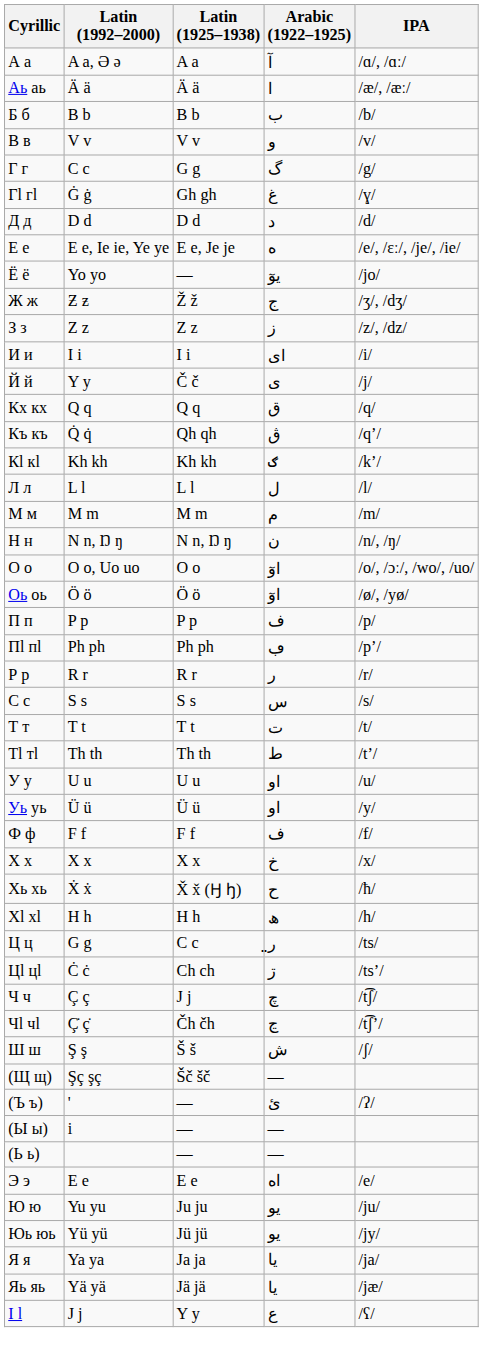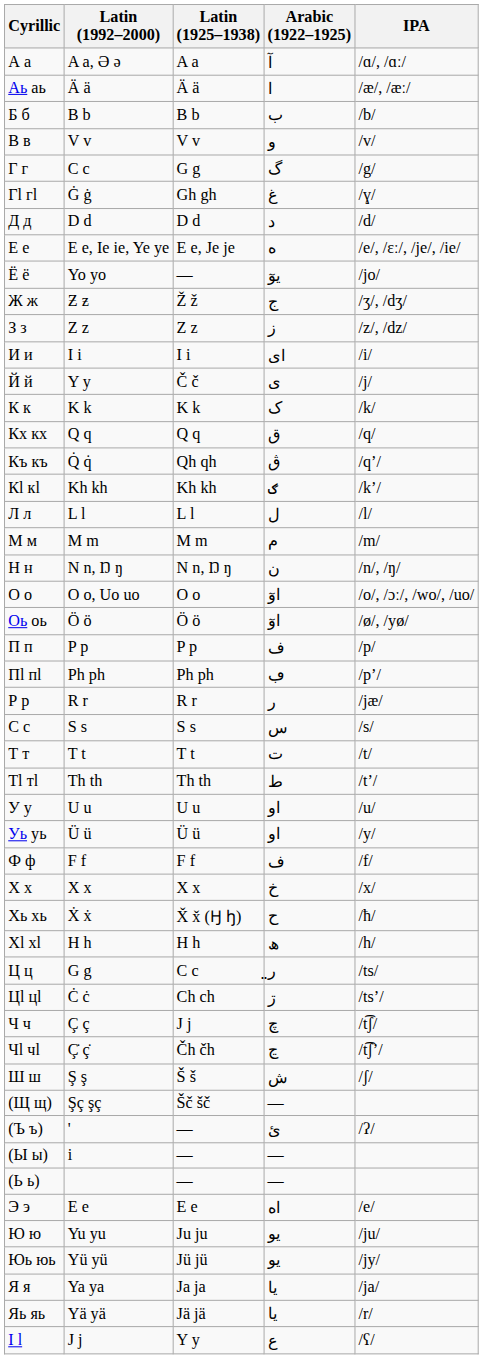+ row: (20, 407)
(366, 674) /r/ -> (371, 700) /jæ/
(371, 1287) /jæ/ -> (366, 1313) /r/
